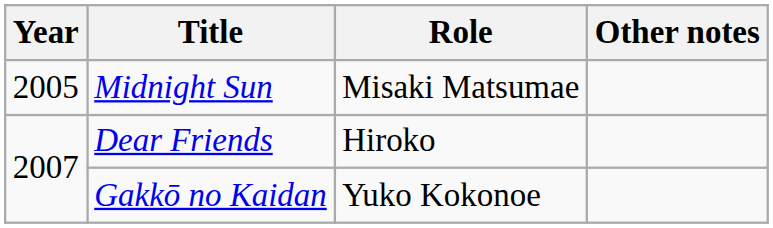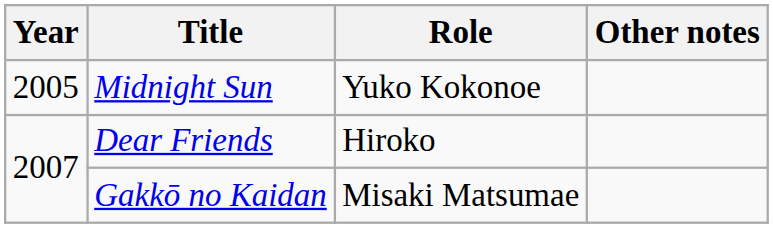(461, 86) Misaki Matsumae -> (442, 86) Yuko Kokonoe
(442, 195) Yuko Kokonoe -> (461, 195) Misaki Matsumae
